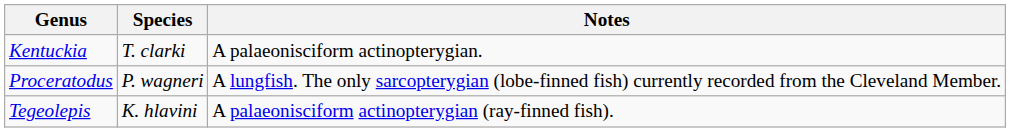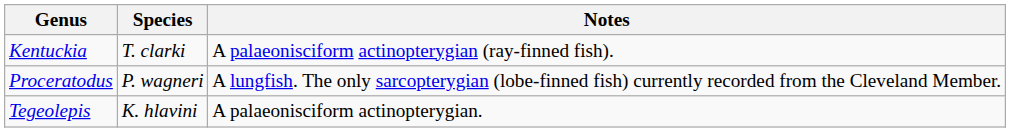(347, 50) A palaeonisciform actinopterygian. -> (413, 50) A palaeonisciform actinopterygian (ray-finned fish).
(413, 111) A palaeonisciform actinopterygian (ray-finned fish). -> (347, 111) A palaeonisciform actinopterygian.
